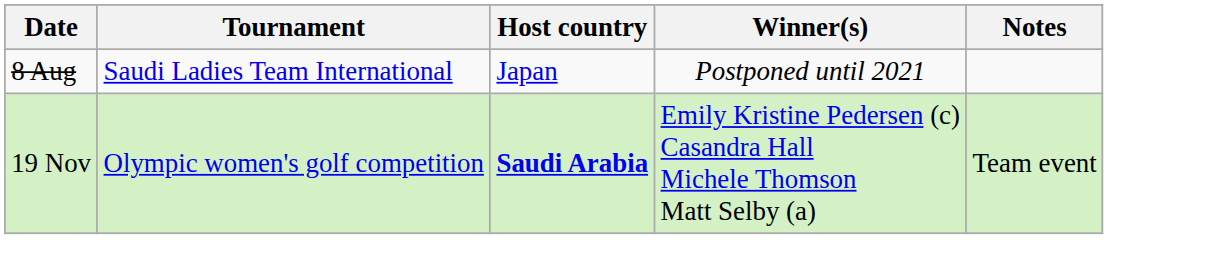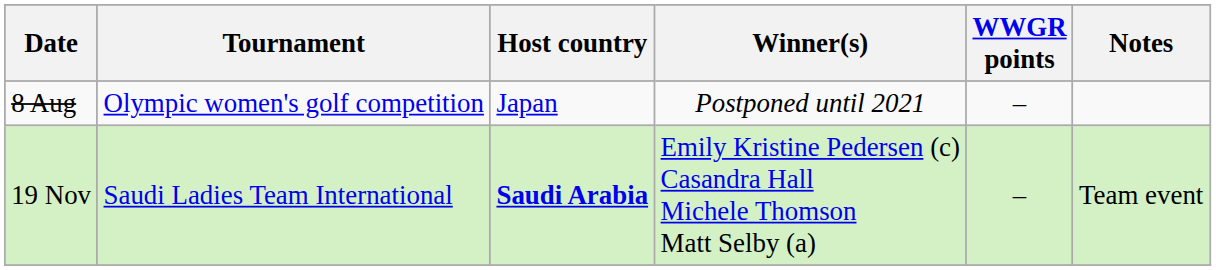+ column: (1020, 42)
(278, 71) Saudi Ladies Team International -> (294, 103) Olympic women's golf competition
(294, 163) Olympic women's golf competition -> (278, 195) Saudi Ladies Team International
